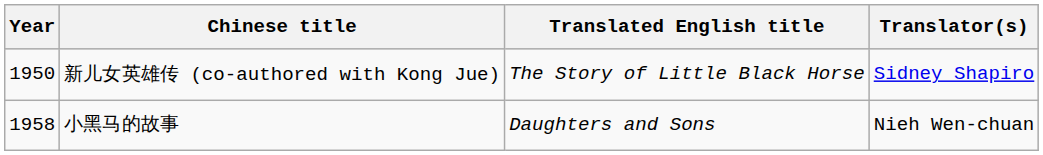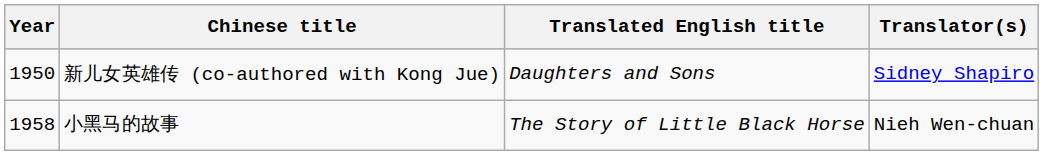(687, 74) The Story of Little Black Horse -> (612, 74) Daughters and Sons
(612, 125) Daughters and Sons -> (687, 125) The Story of Little Black Horse
